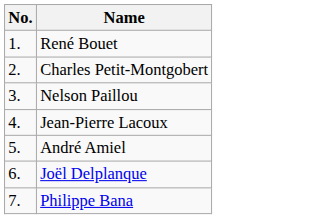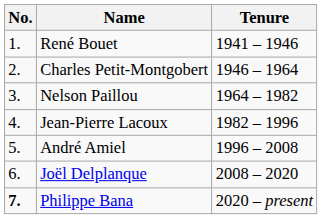+ column: (264, 17)
(14, 200) normal -> (14, 200) bold
